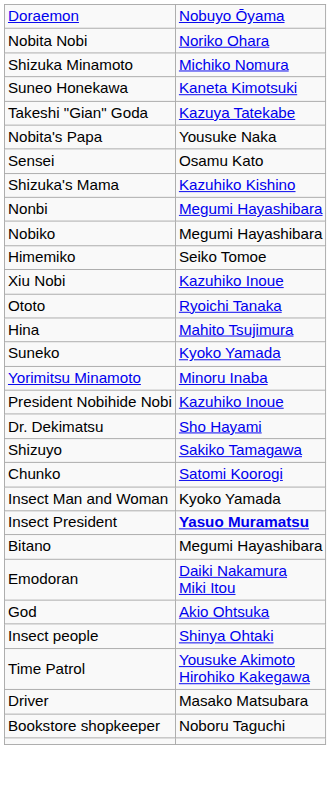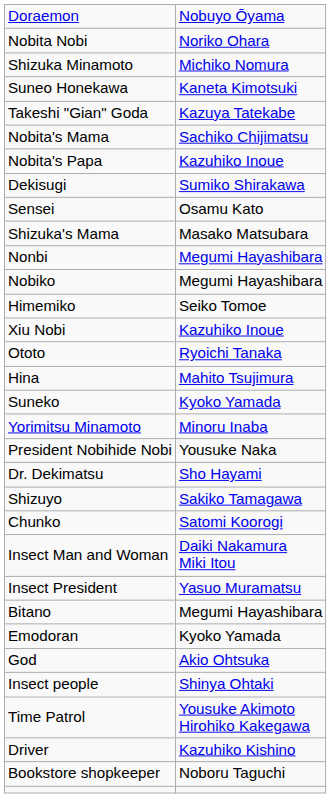+ row: (58, 137)
(228, 137) Yousuke Naka -> (231, 161) Kazuhiko Inoue
+ row: (37, 185)
(237, 185) Kazuhiko Kishino -> (244, 233) Masako Matsubara
(231, 402) Kazuhiko Inoue -> (228, 450) Yousuke Naka
(230, 498) Kyoko Yamada -> (233, 555) Daiki Nakamura Miki Itou
(244, 522) bold -> (240, 588) normal
(233, 579) Daiki Nakamura Miki Itou -> (230, 636) Kyoko Yamada
(244, 701) Masako Matsubara -> (237, 749) Kazuhiko Kishino
